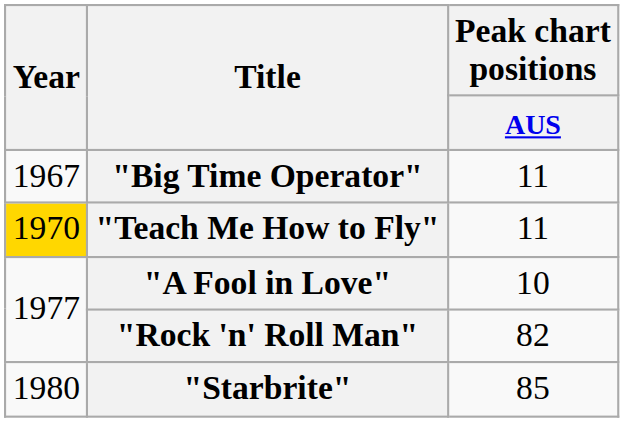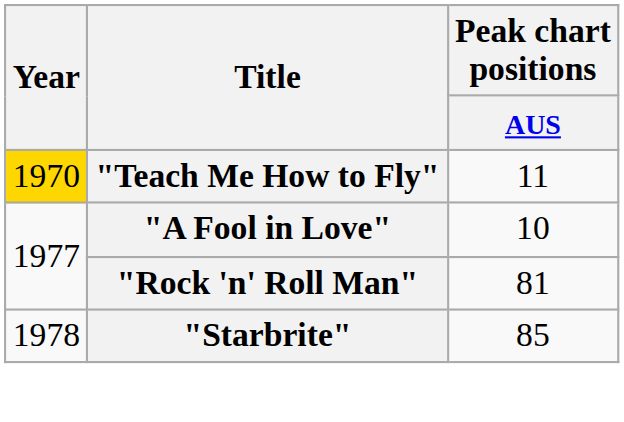- row: (268, 175)
(533, 335) 82 -> (533, 282) 81
(46, 388) 1980 -> (46, 335) 1978
